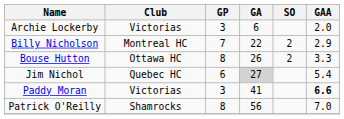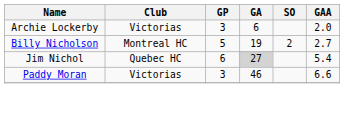(223, 44) 7 -> (223, 44) 5
(256, 44) 22 -> (256, 44) 19
(323, 44) 2.9 -> (323, 44) 2.7
- row: (55, 59)
(256, 91) 41 -> (256, 75) 46
(323, 91) bold -> (323, 75) normal
- row: (55, 106)
